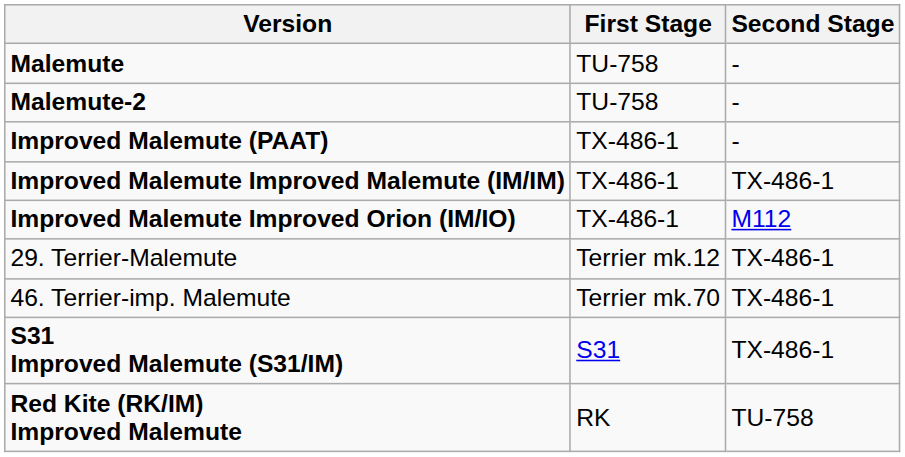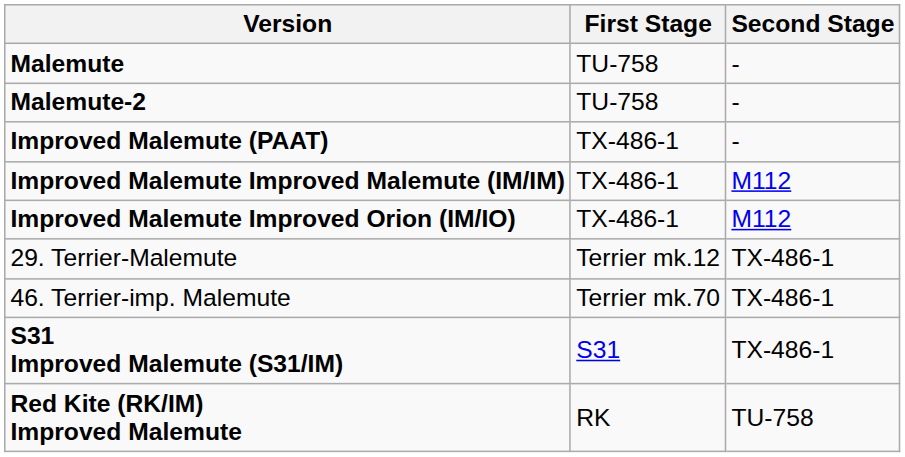(783, 180) TX-486-1 -> (761, 180) M112
